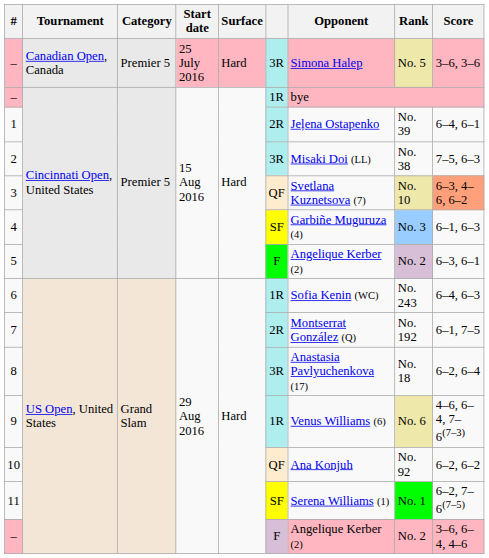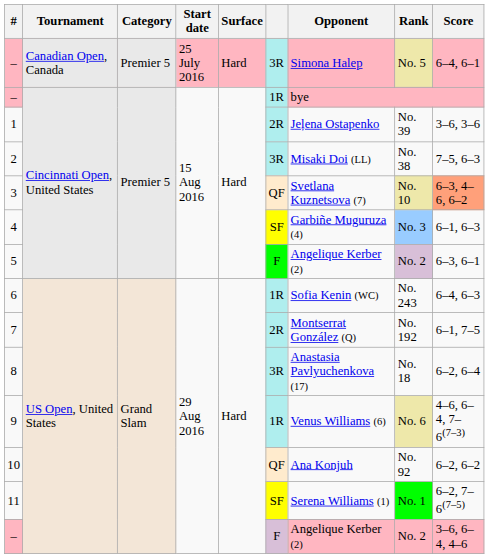(458, 63) 3–6, 3–6 -> (458, 63) 6–4, 6–1
(458, 124) 6–4, 6–1 -> (458, 124) 3–6, 3–6
